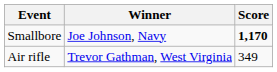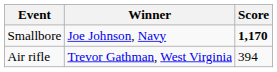(248, 56) 349 -> (248, 56) 394
